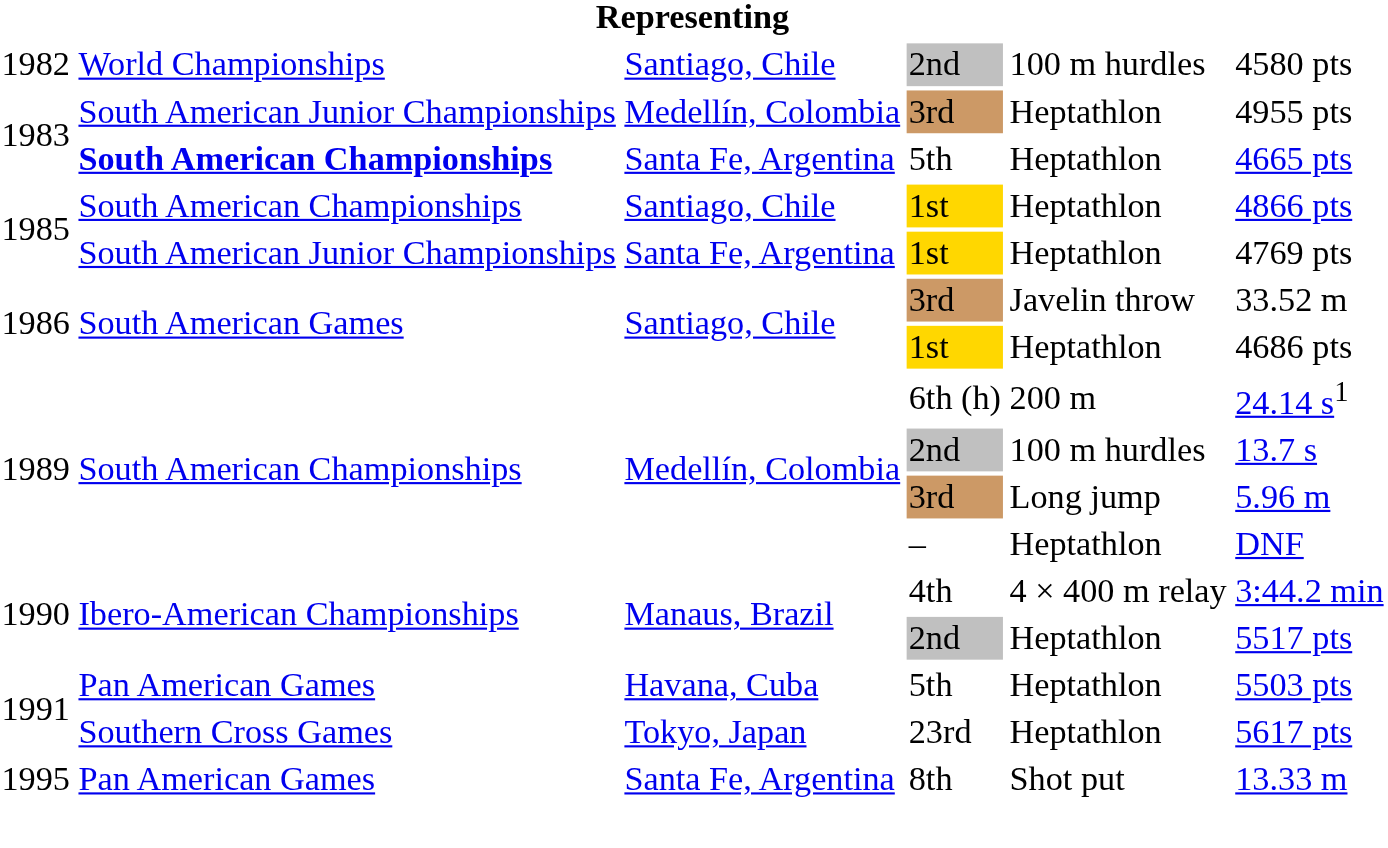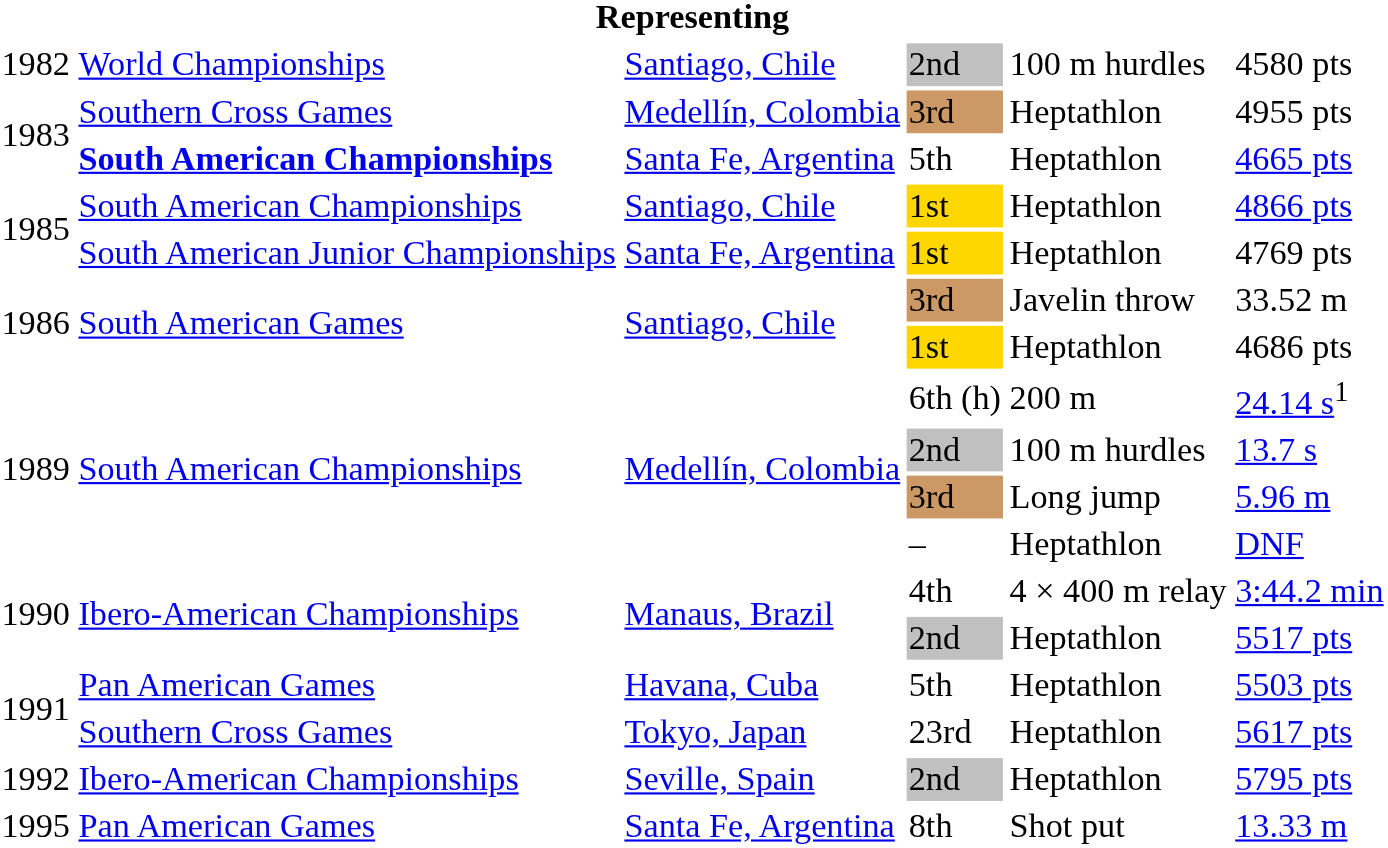(347, 111) South American Junior Championships -> (235, 111) Southern Cross Games
+ row: (36, 779)
